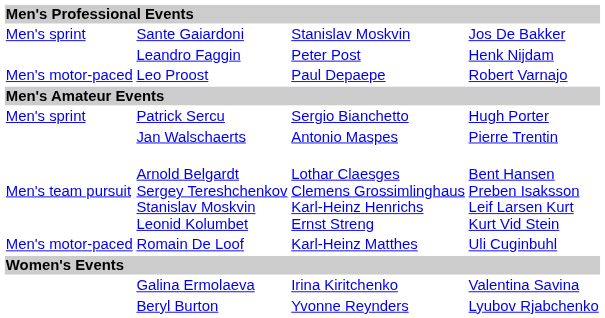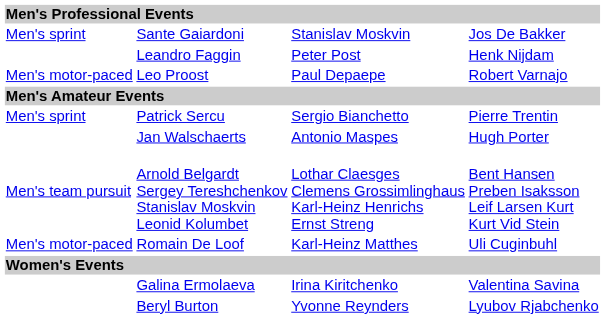(509, 116) Hugh Porter -> (513, 116) Pierre Trentin
(513, 136) Pierre Trentin -> (509, 136) Hugh Porter
